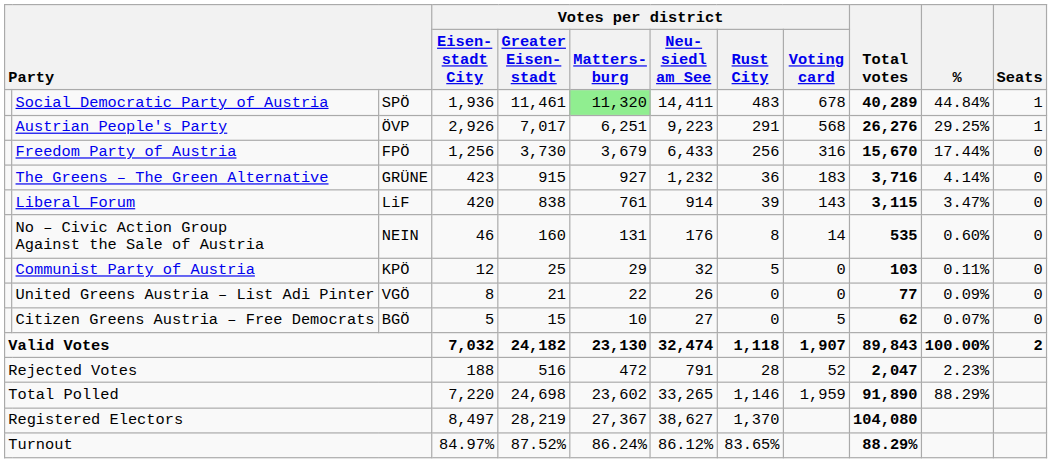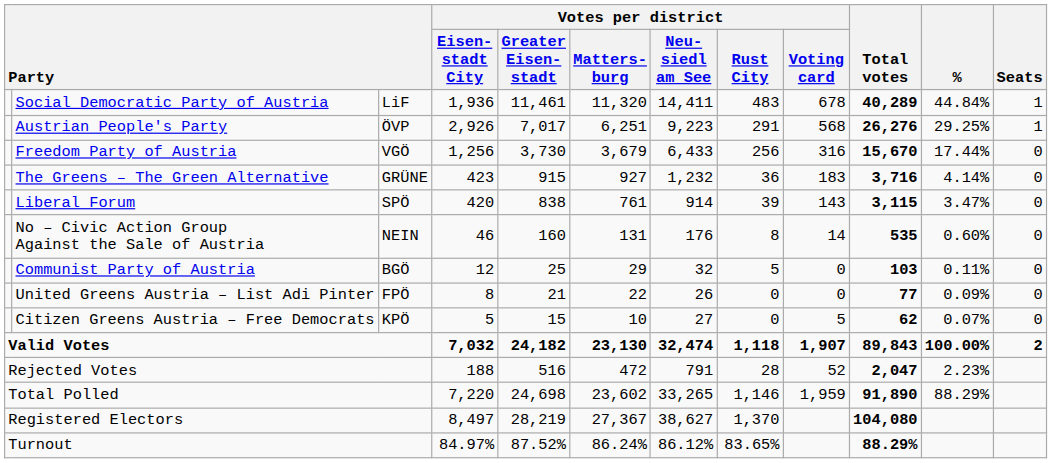(396, 102) SPÖ -> (396, 102) LiF
(619, 102) lightgreen background -> (619, 102) no background
(396, 152) FPÖ -> (396, 152) VGÖ
(396, 202) LiF -> (396, 202) SPÖ
(396, 270) KPÖ -> (396, 270) BGÖ
(396, 295) VGÖ -> (396, 295) FPÖ
(396, 320) BGÖ -> (396, 320) KPÖ
